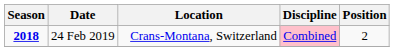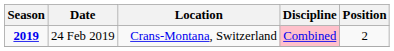(26, 36) 2018 -> (26, 36) 2019
